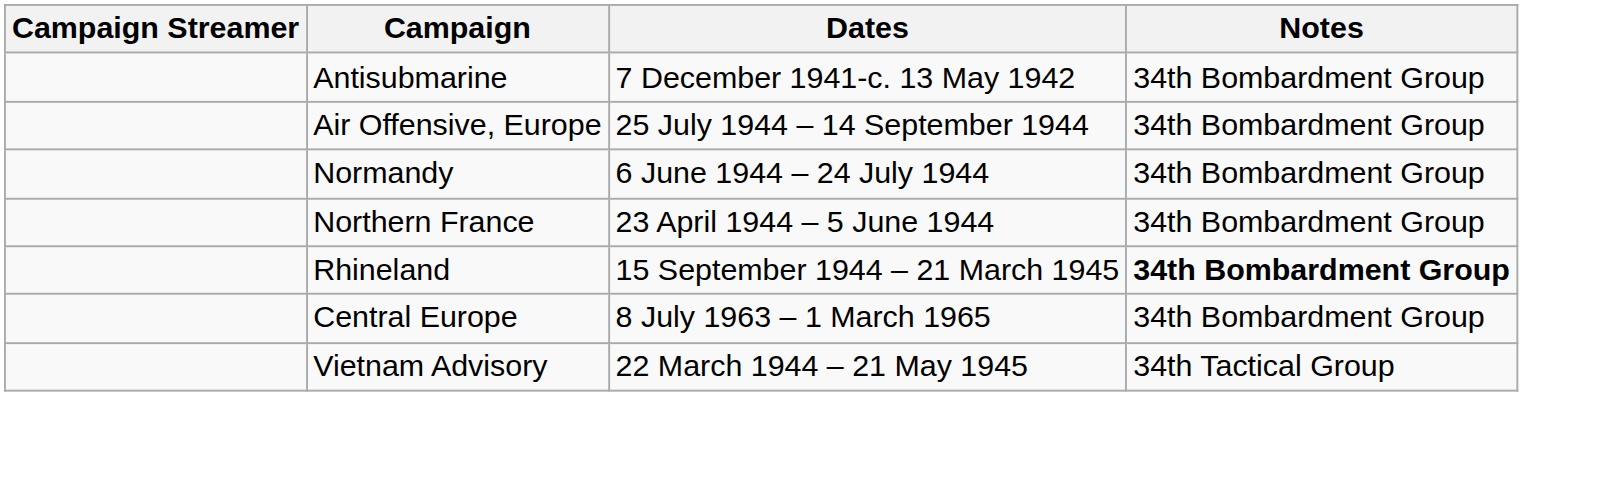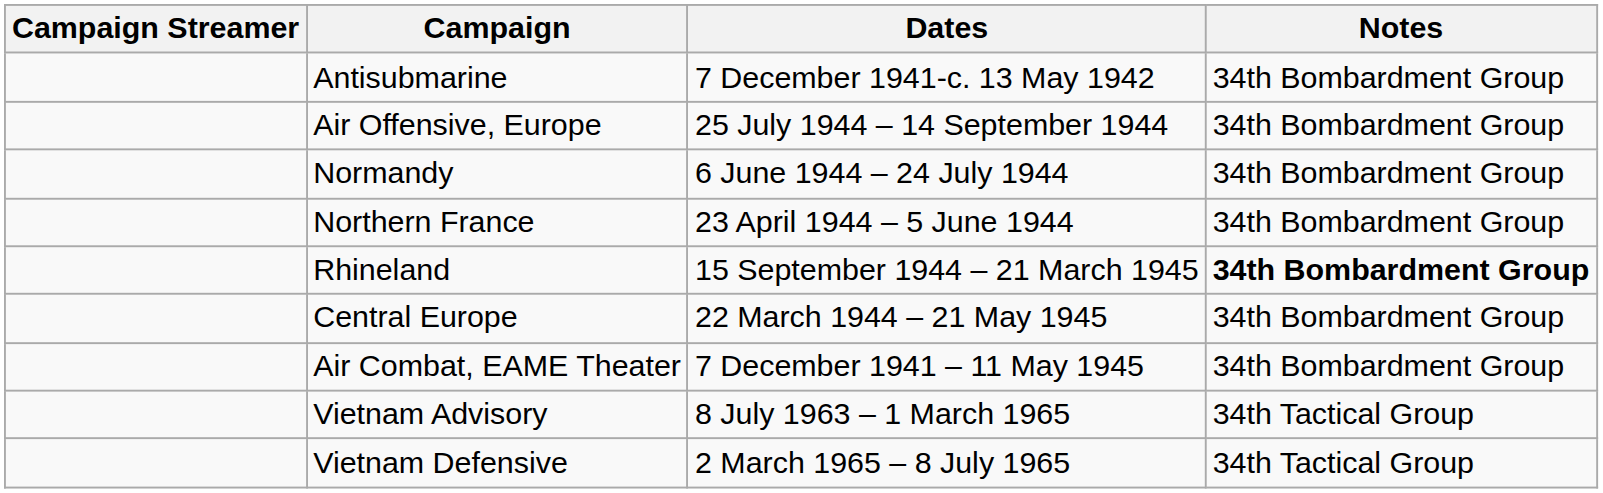(803, 317) 8 July 1963 – 1 March 1965 -> (901, 317) 22 March 1944 – 21 May 1945
+ row: (497, 366)
(822, 366) 22 March 1944 – 21 May 1945 -> (883, 414) 8 July 1963 – 1 March 1965
+ row: (440, 462)
